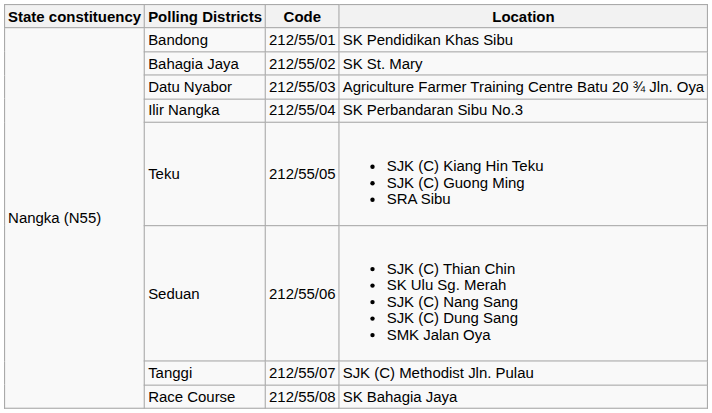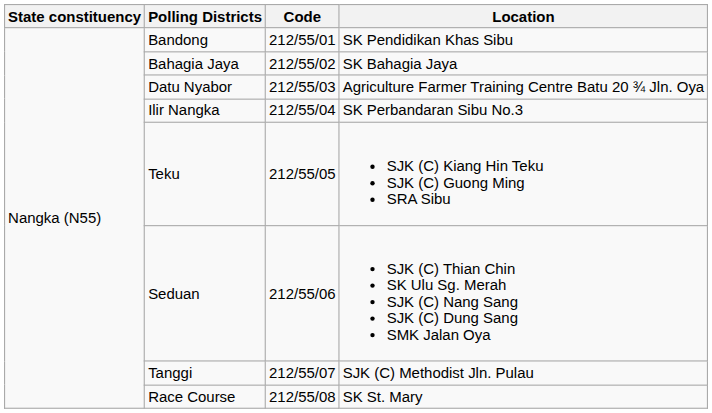(383, 63) SK St. Mary -> (400, 63) SK Bahagia Jaya
(400, 396) SK Bahagia Jaya -> (383, 396) SK St. Mary
